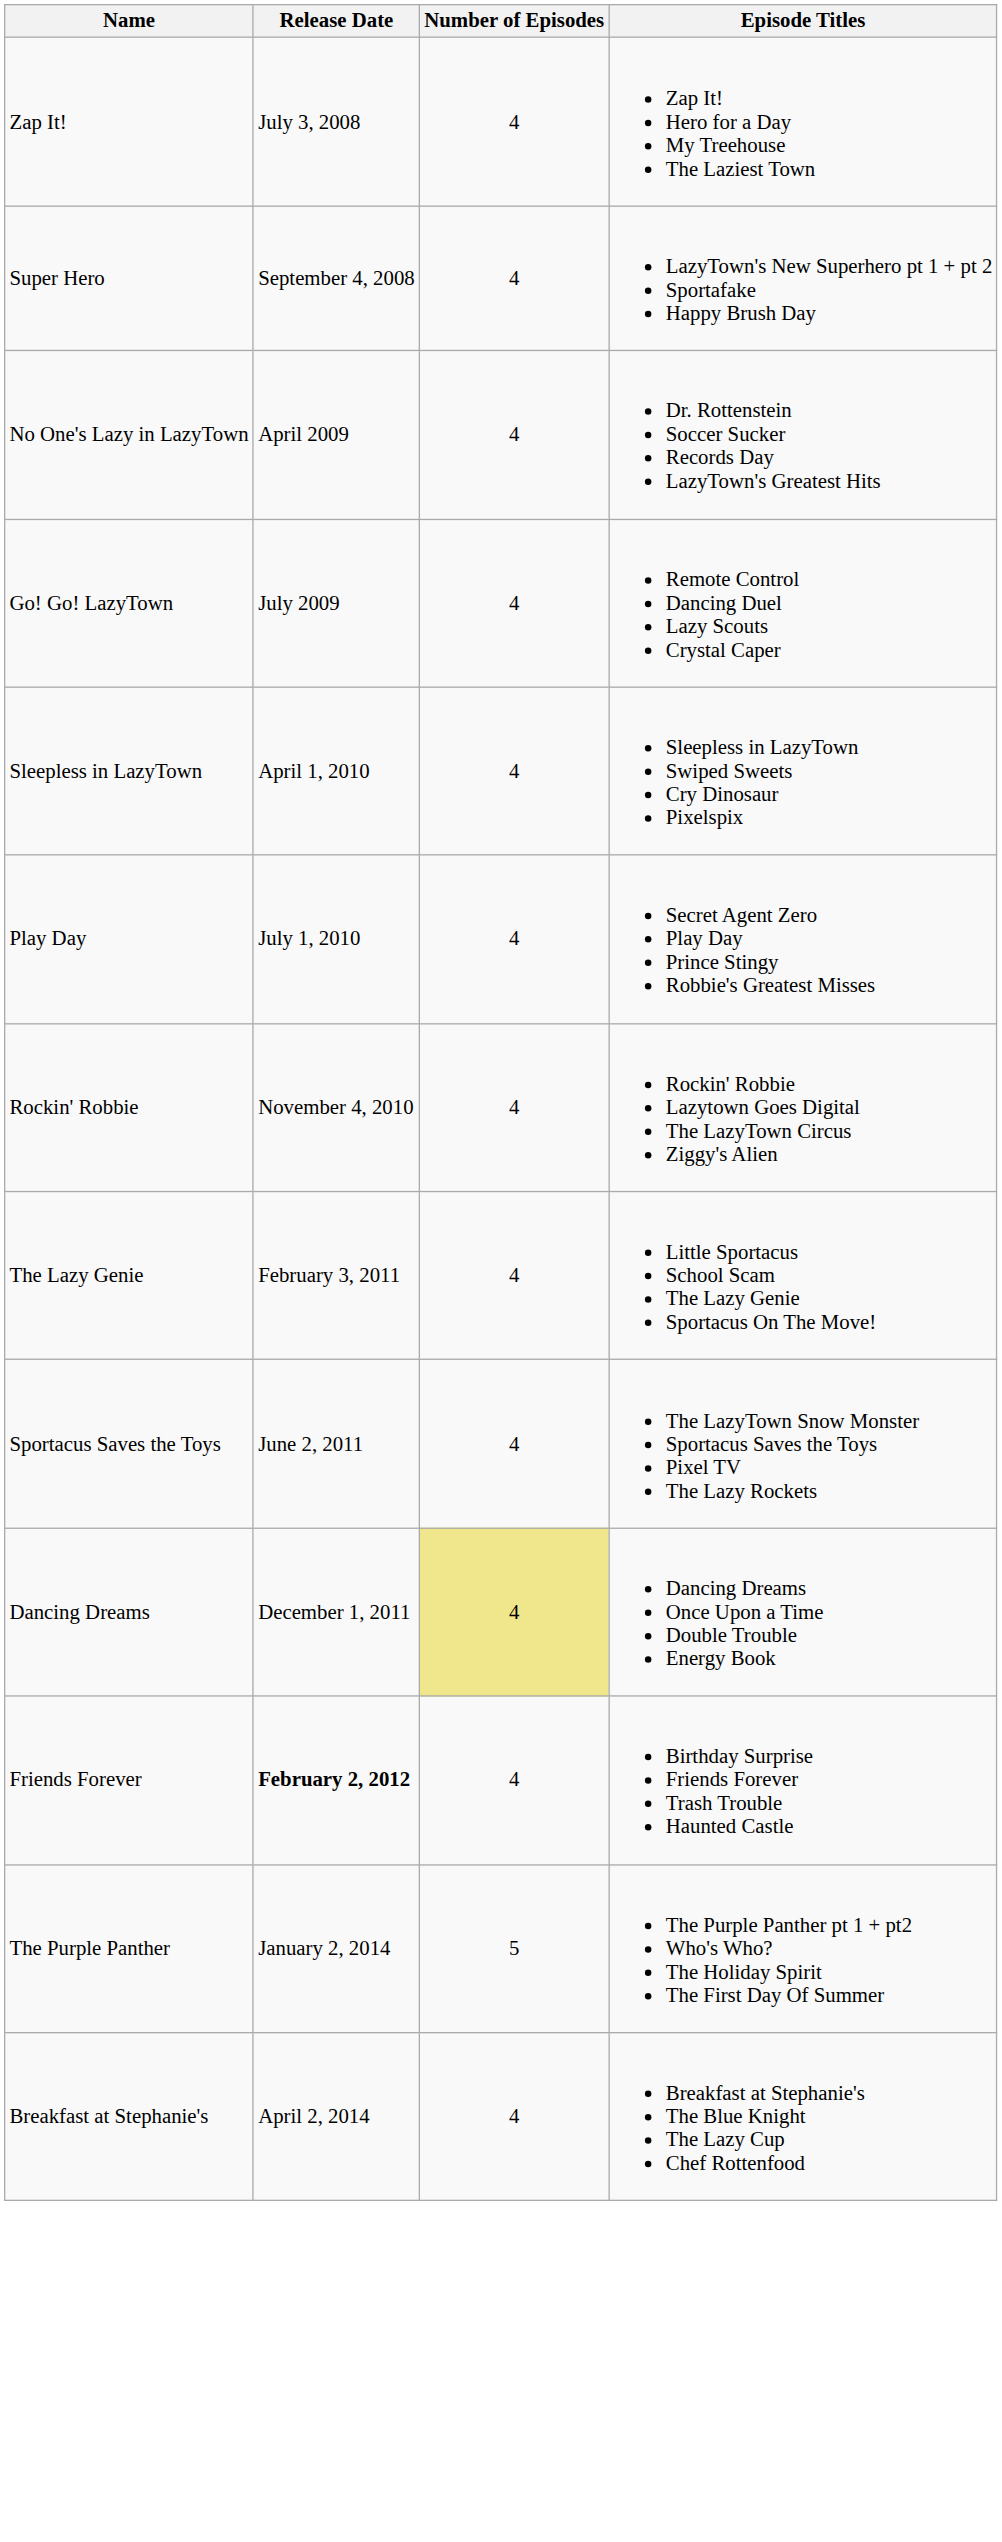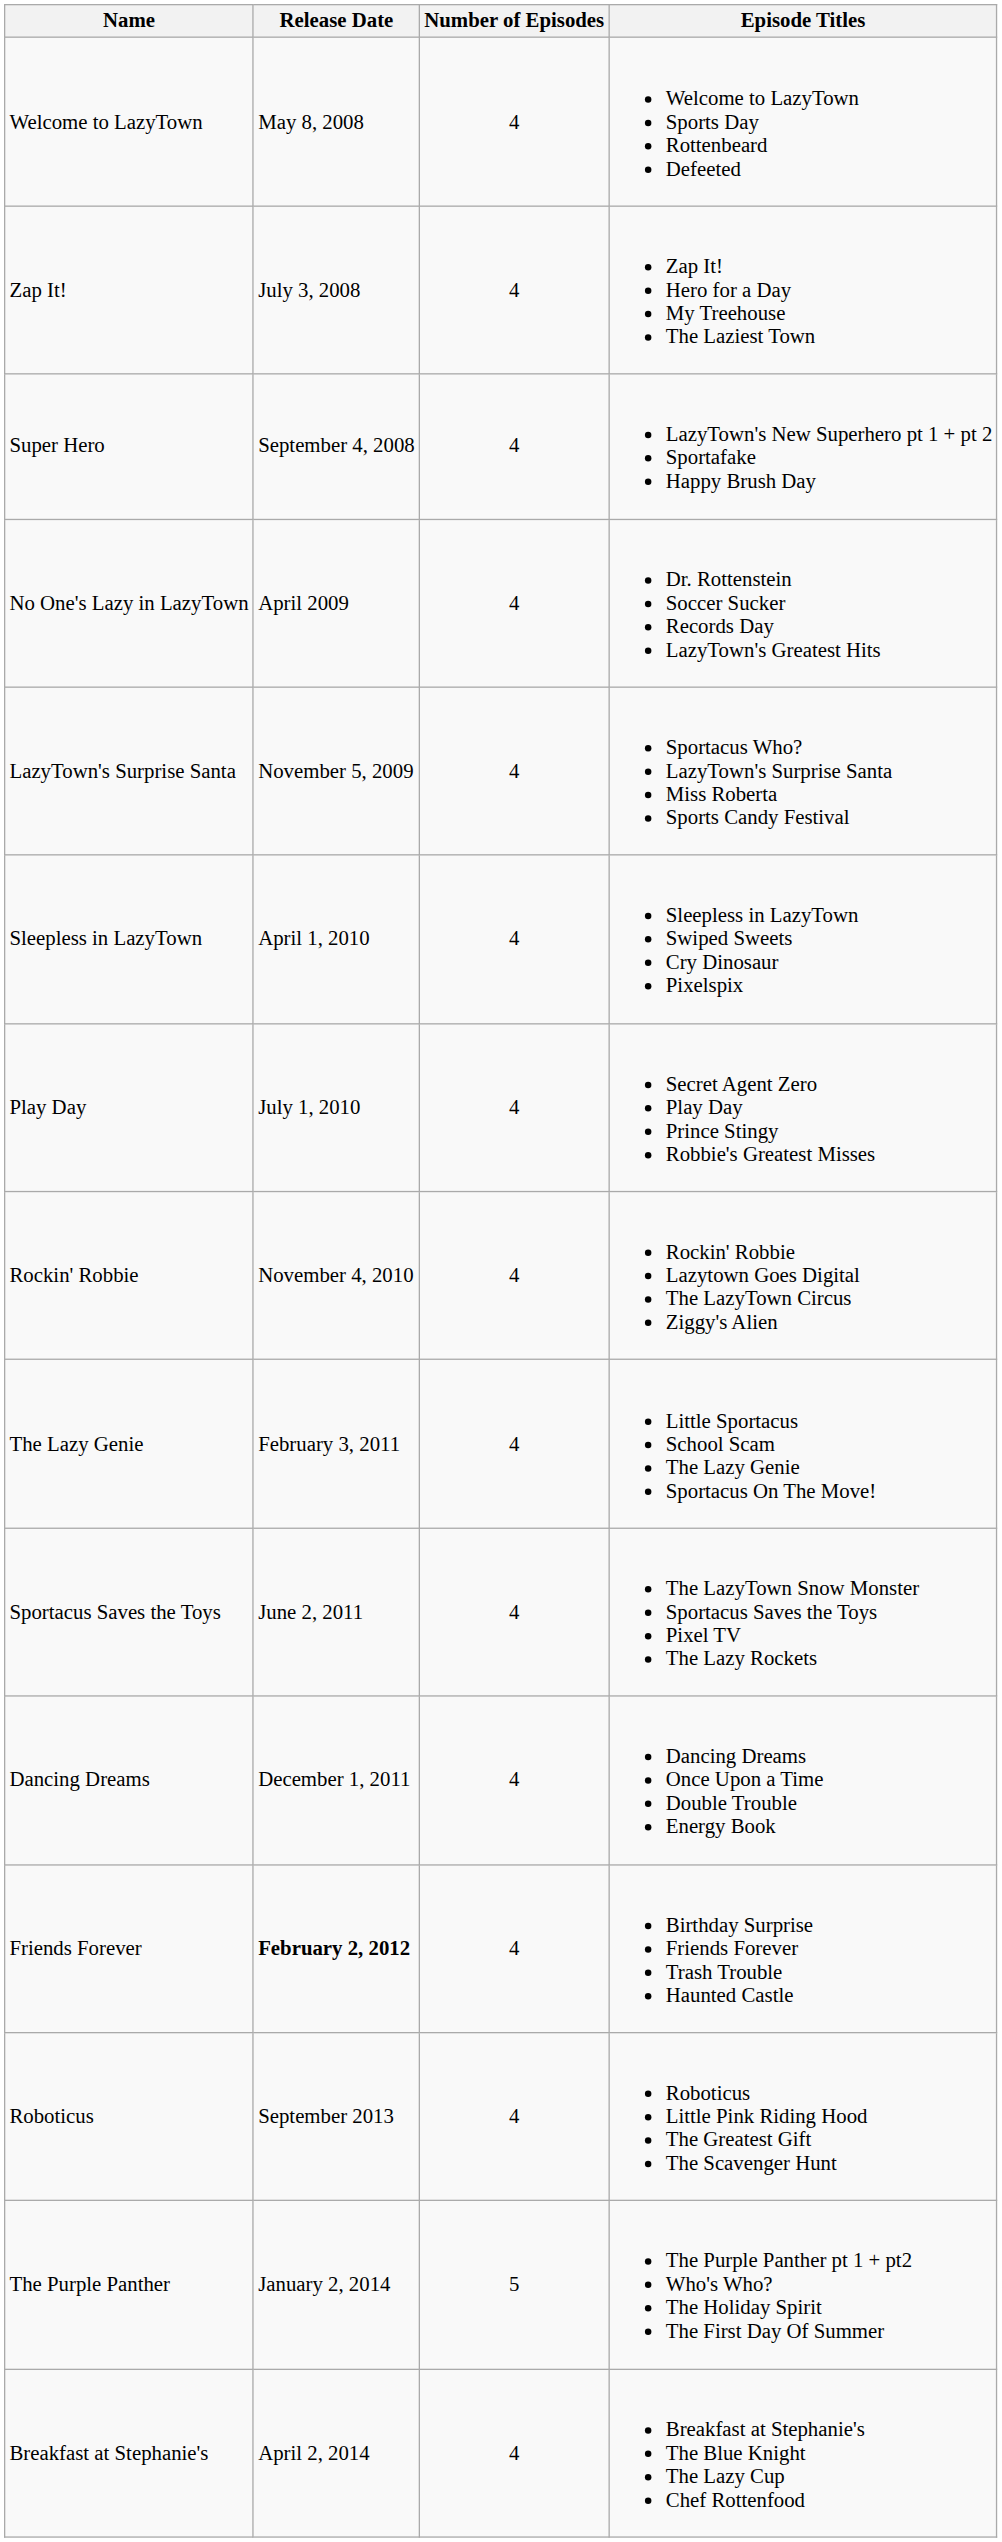+ row: (106, 121)
- row: (91, 602)
+ row: (123, 770)
(514, 1611) khaki background -> (514, 1780) no background
+ row: (52, 2116)
